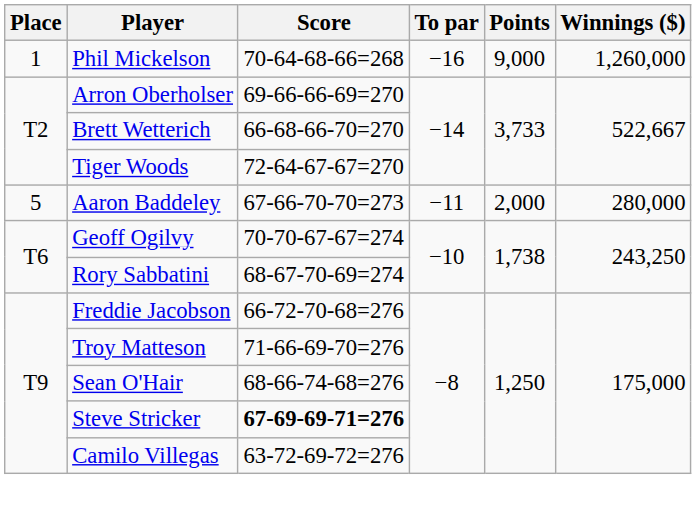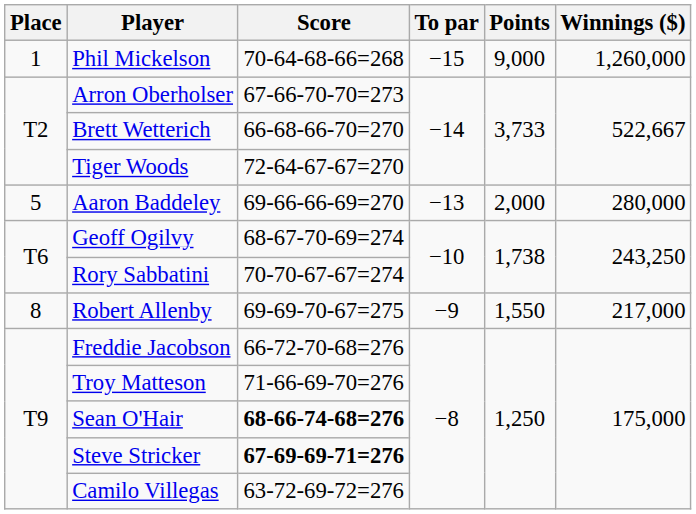(447, 58) −16 -> (447, 58) −15
(324, 94) 69-66-66-69=270 -> (324, 94) 67-66-70-70=273
(324, 202) 67-66-70-70=273 -> (324, 202) 69-66-66-69=270
(447, 202) −11 -> (447, 202) −13
(324, 238) 70-70-67-67=274 -> (324, 238) 68-67-70-69=274
(324, 274) 68-67-70-69=274 -> (324, 274) 70-70-67-67=274
+ row: (142, 310)
(324, 382) normal -> (324, 418) bold
